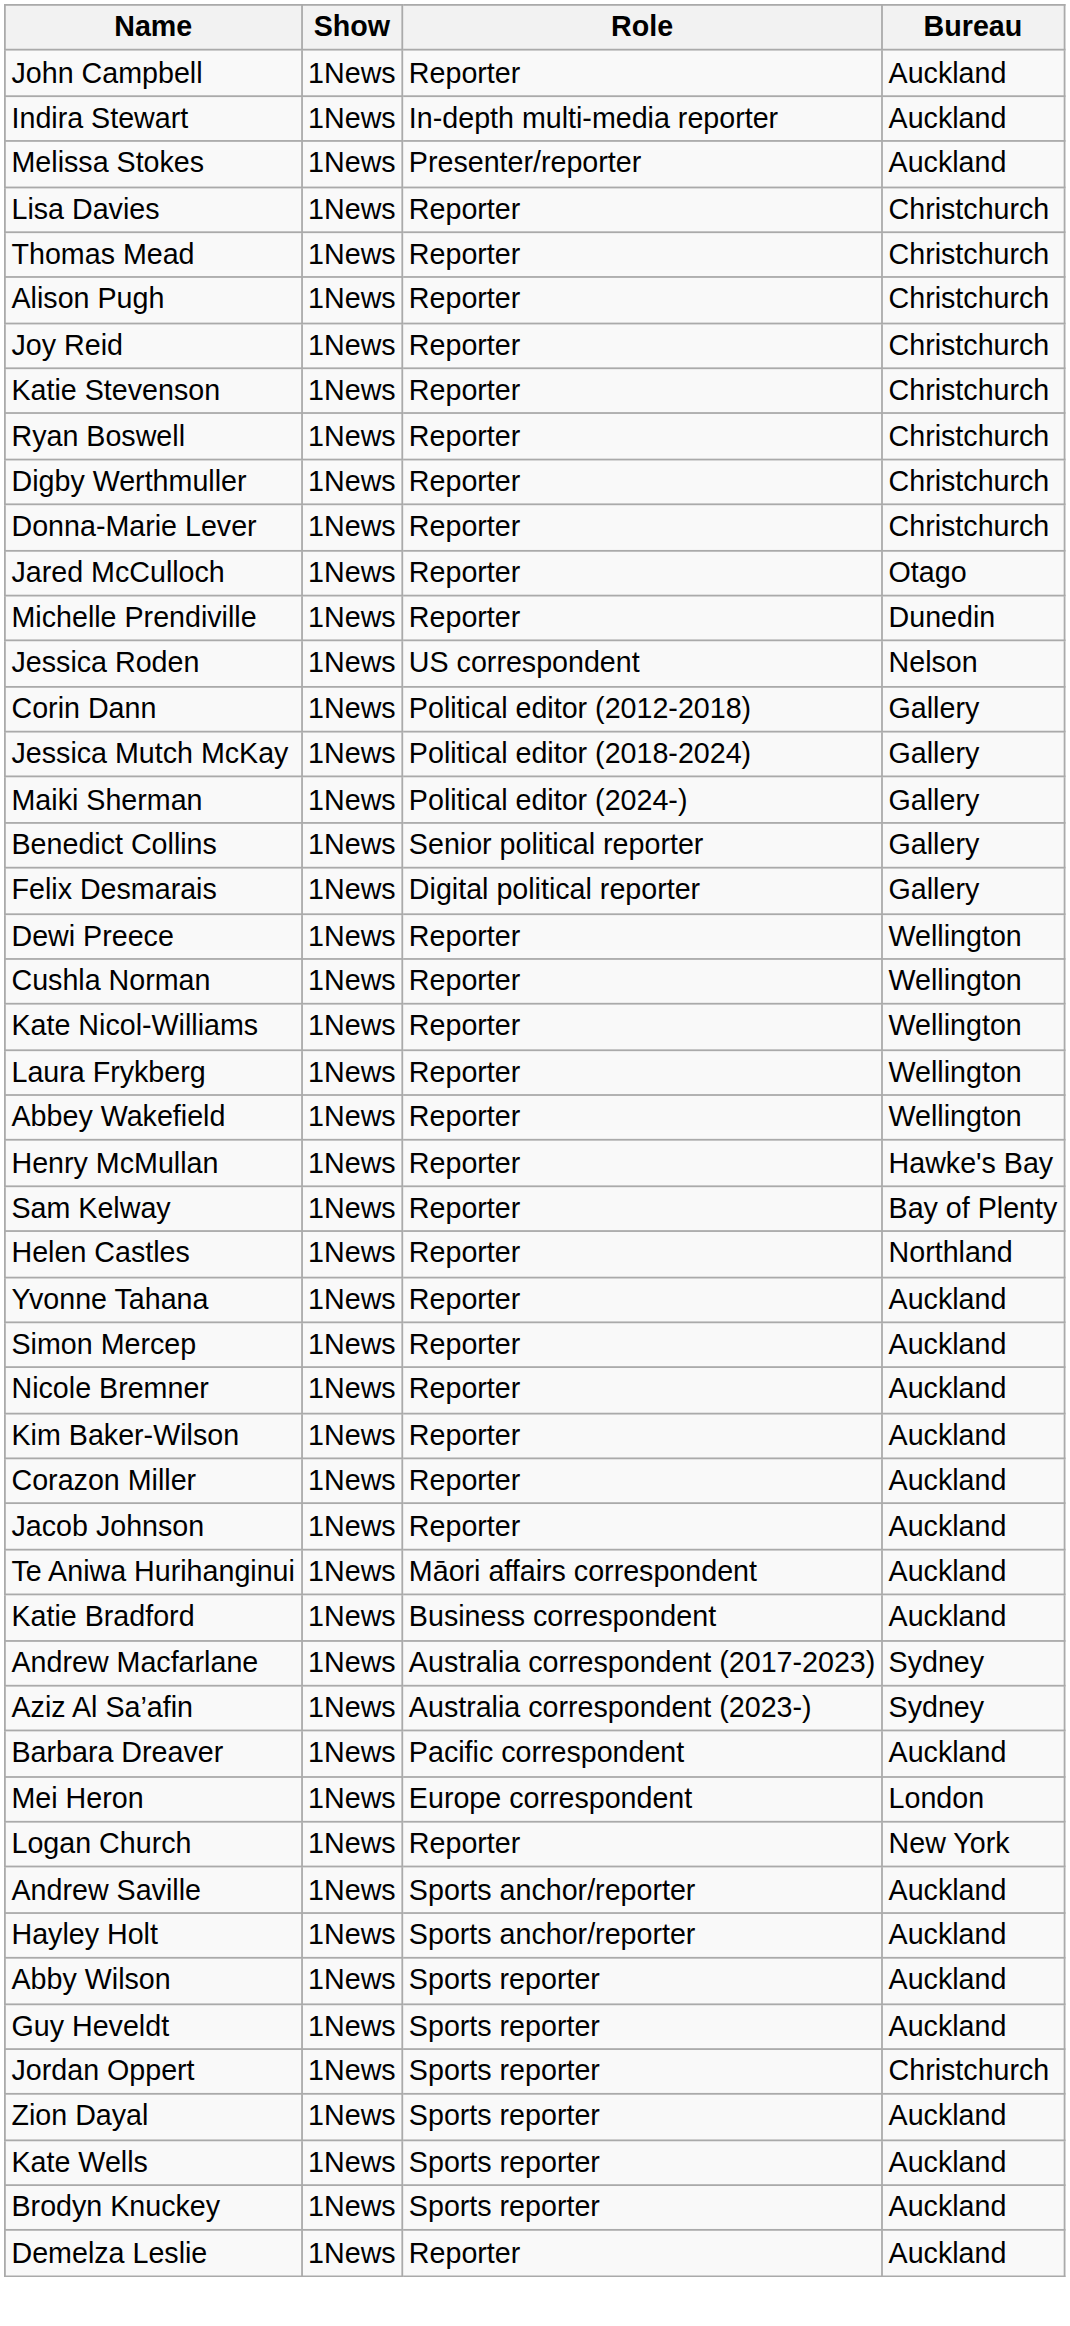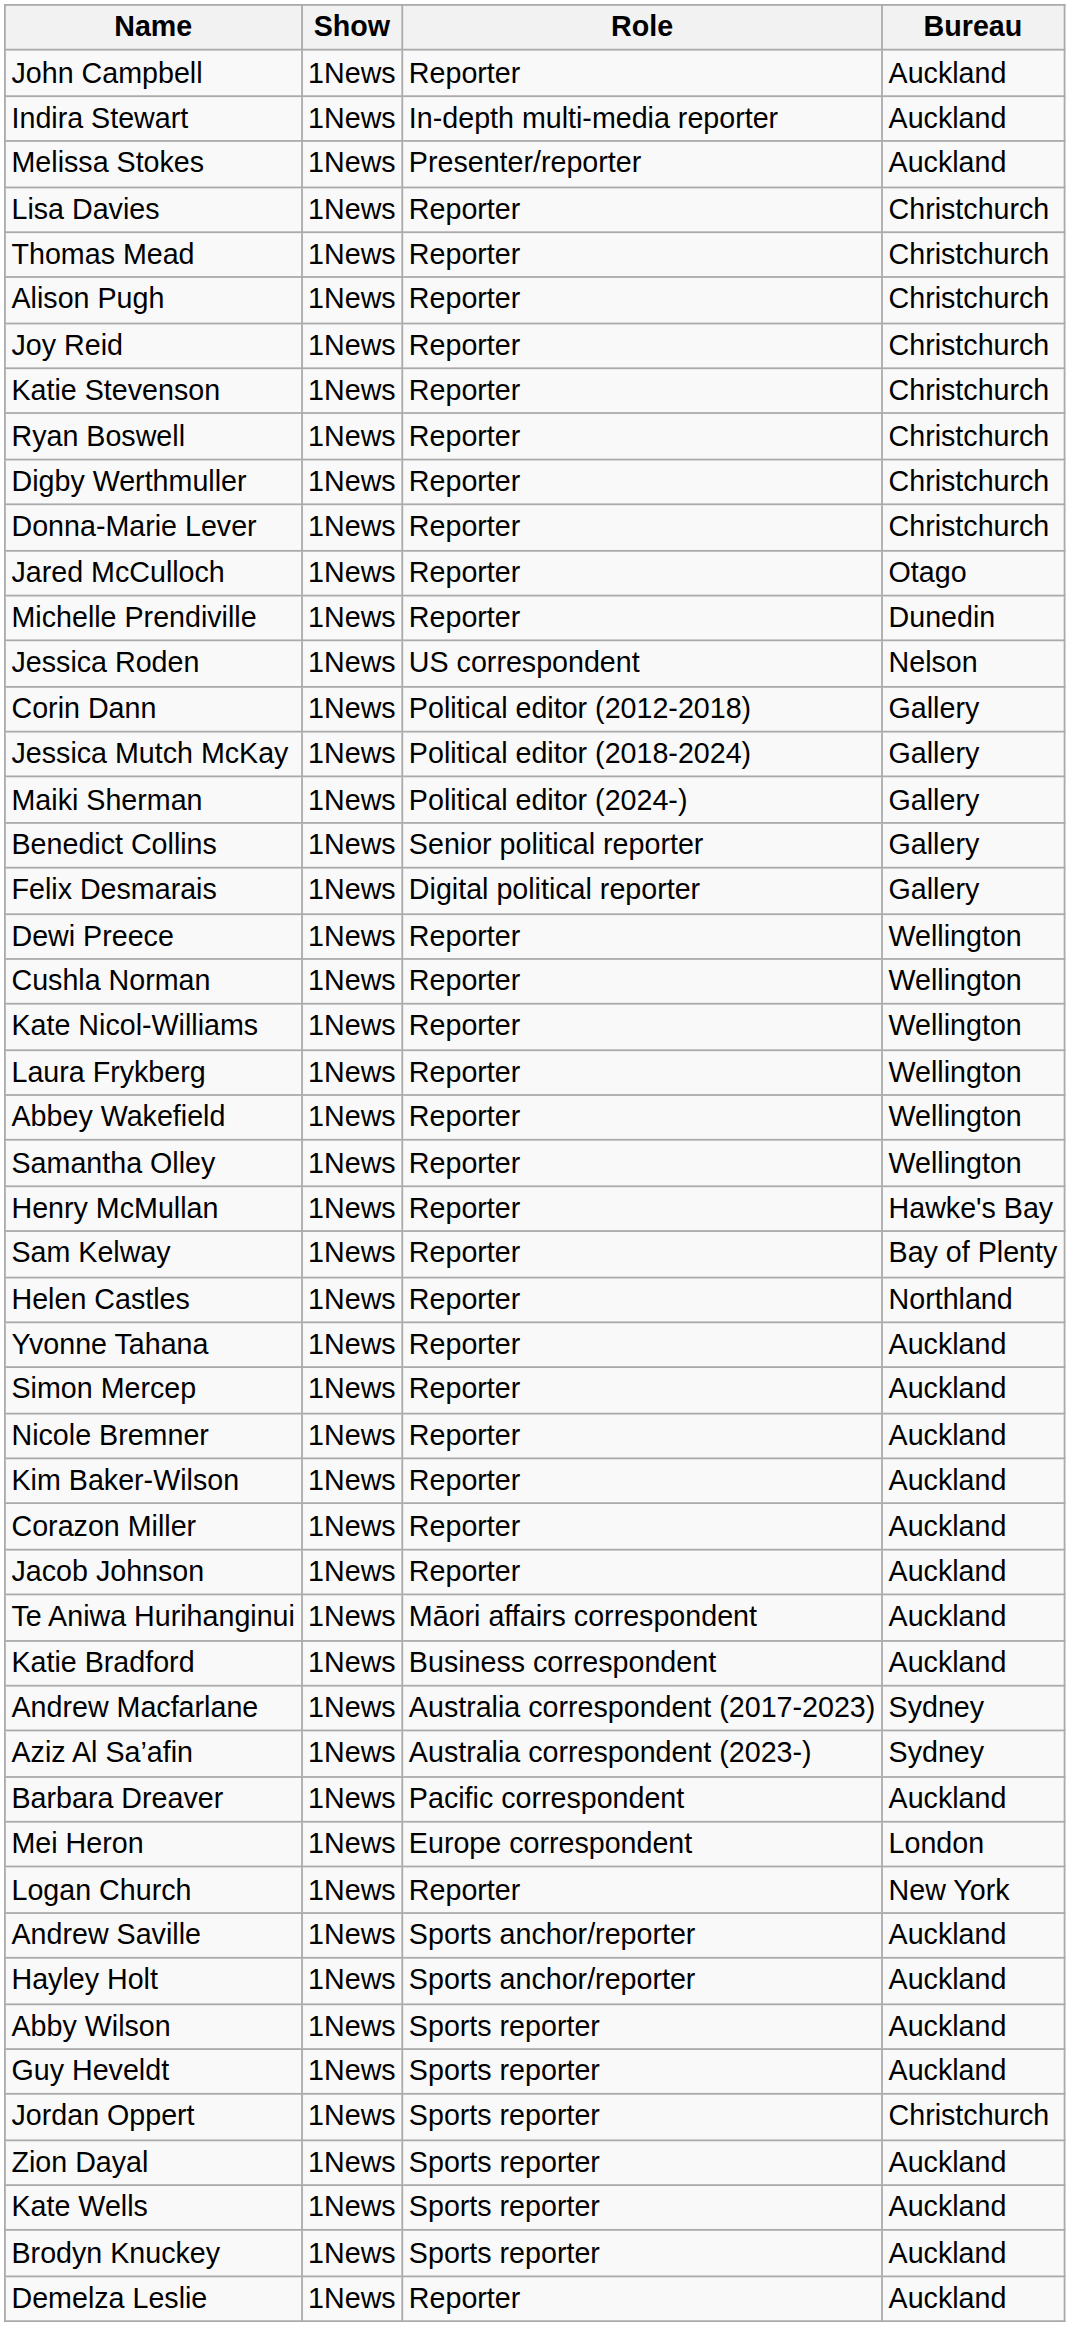+ row: (113, 1162)
